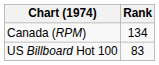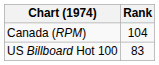(138, 32) 134 -> (138, 32) 104
